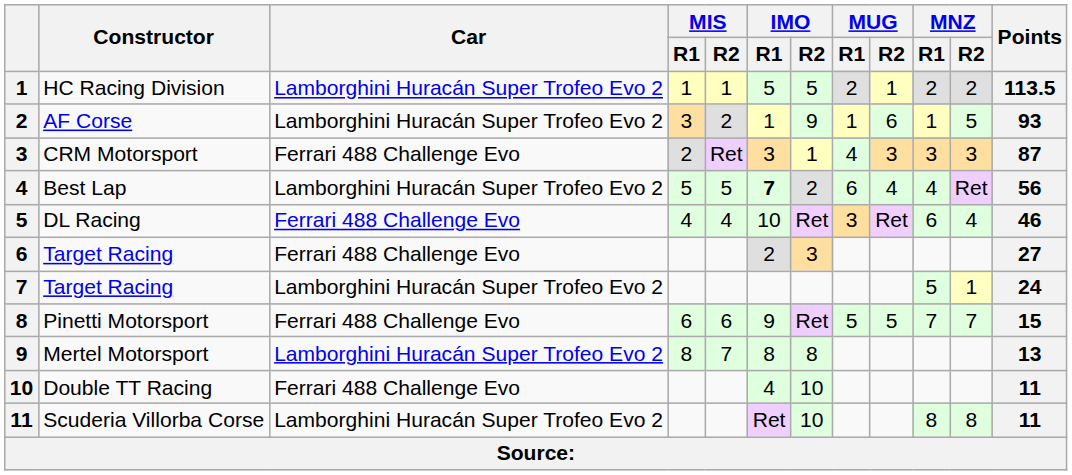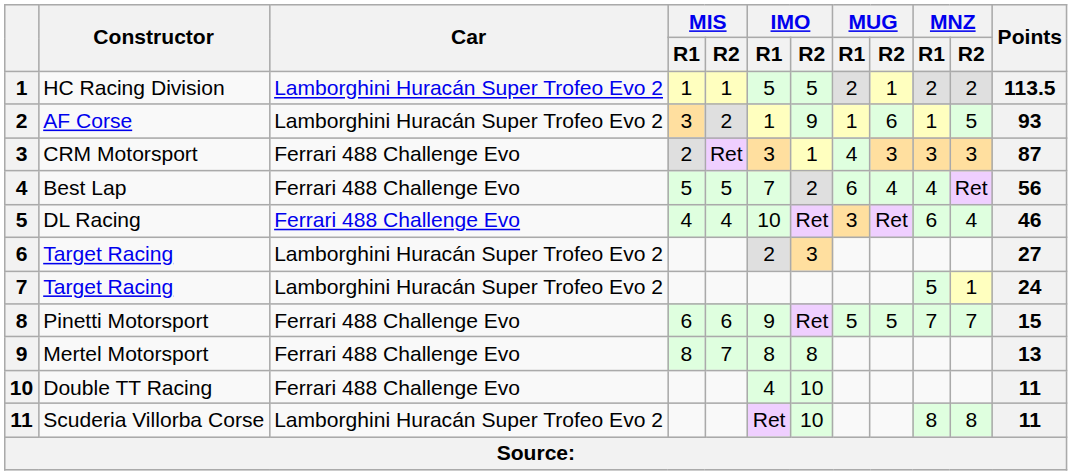(469, 187) Lamborghini Huracán Super Trofeo Evo 2 -> (397, 187) Ferrari 488 Challenge Evo
(769, 187) bold -> (769, 187) normal
(397, 254) Ferrari 488 Challenge Evo -> (469, 254) Lamborghini Huracán Super Trofeo Evo 2
(469, 353) Lamborghini Huracán Super Trofeo Evo 2 -> (397, 353) Ferrari 488 Challenge Evo
